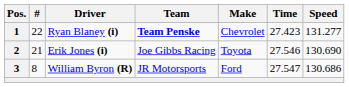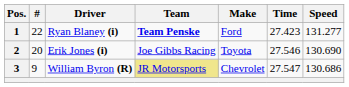(243, 32) Chevrolet -> (231, 32) Ford
(37, 50) 21 -> (37, 50) 20
(34, 68) 8 -> (34, 68) 9
(172, 68) no background -> (172, 68) khaki background
(231, 68) Ford -> (243, 68) Chevrolet
